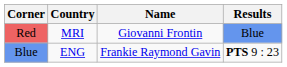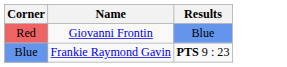- column: (73, 14)
